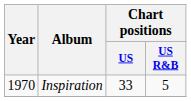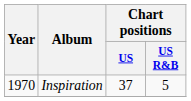(126, 85) 33 -> (126, 85) 37
